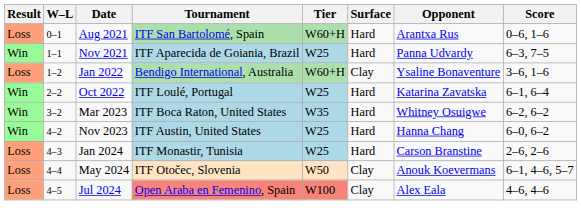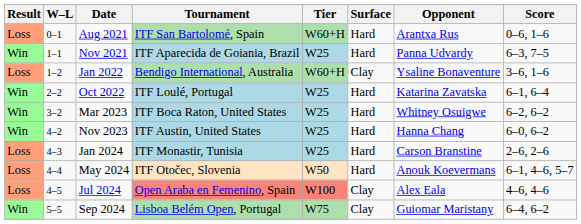(317, 111) W35 -> (317, 111) W25
(362, 170) Clay -> (363, 170) Hard
+ row: (102, 209)
